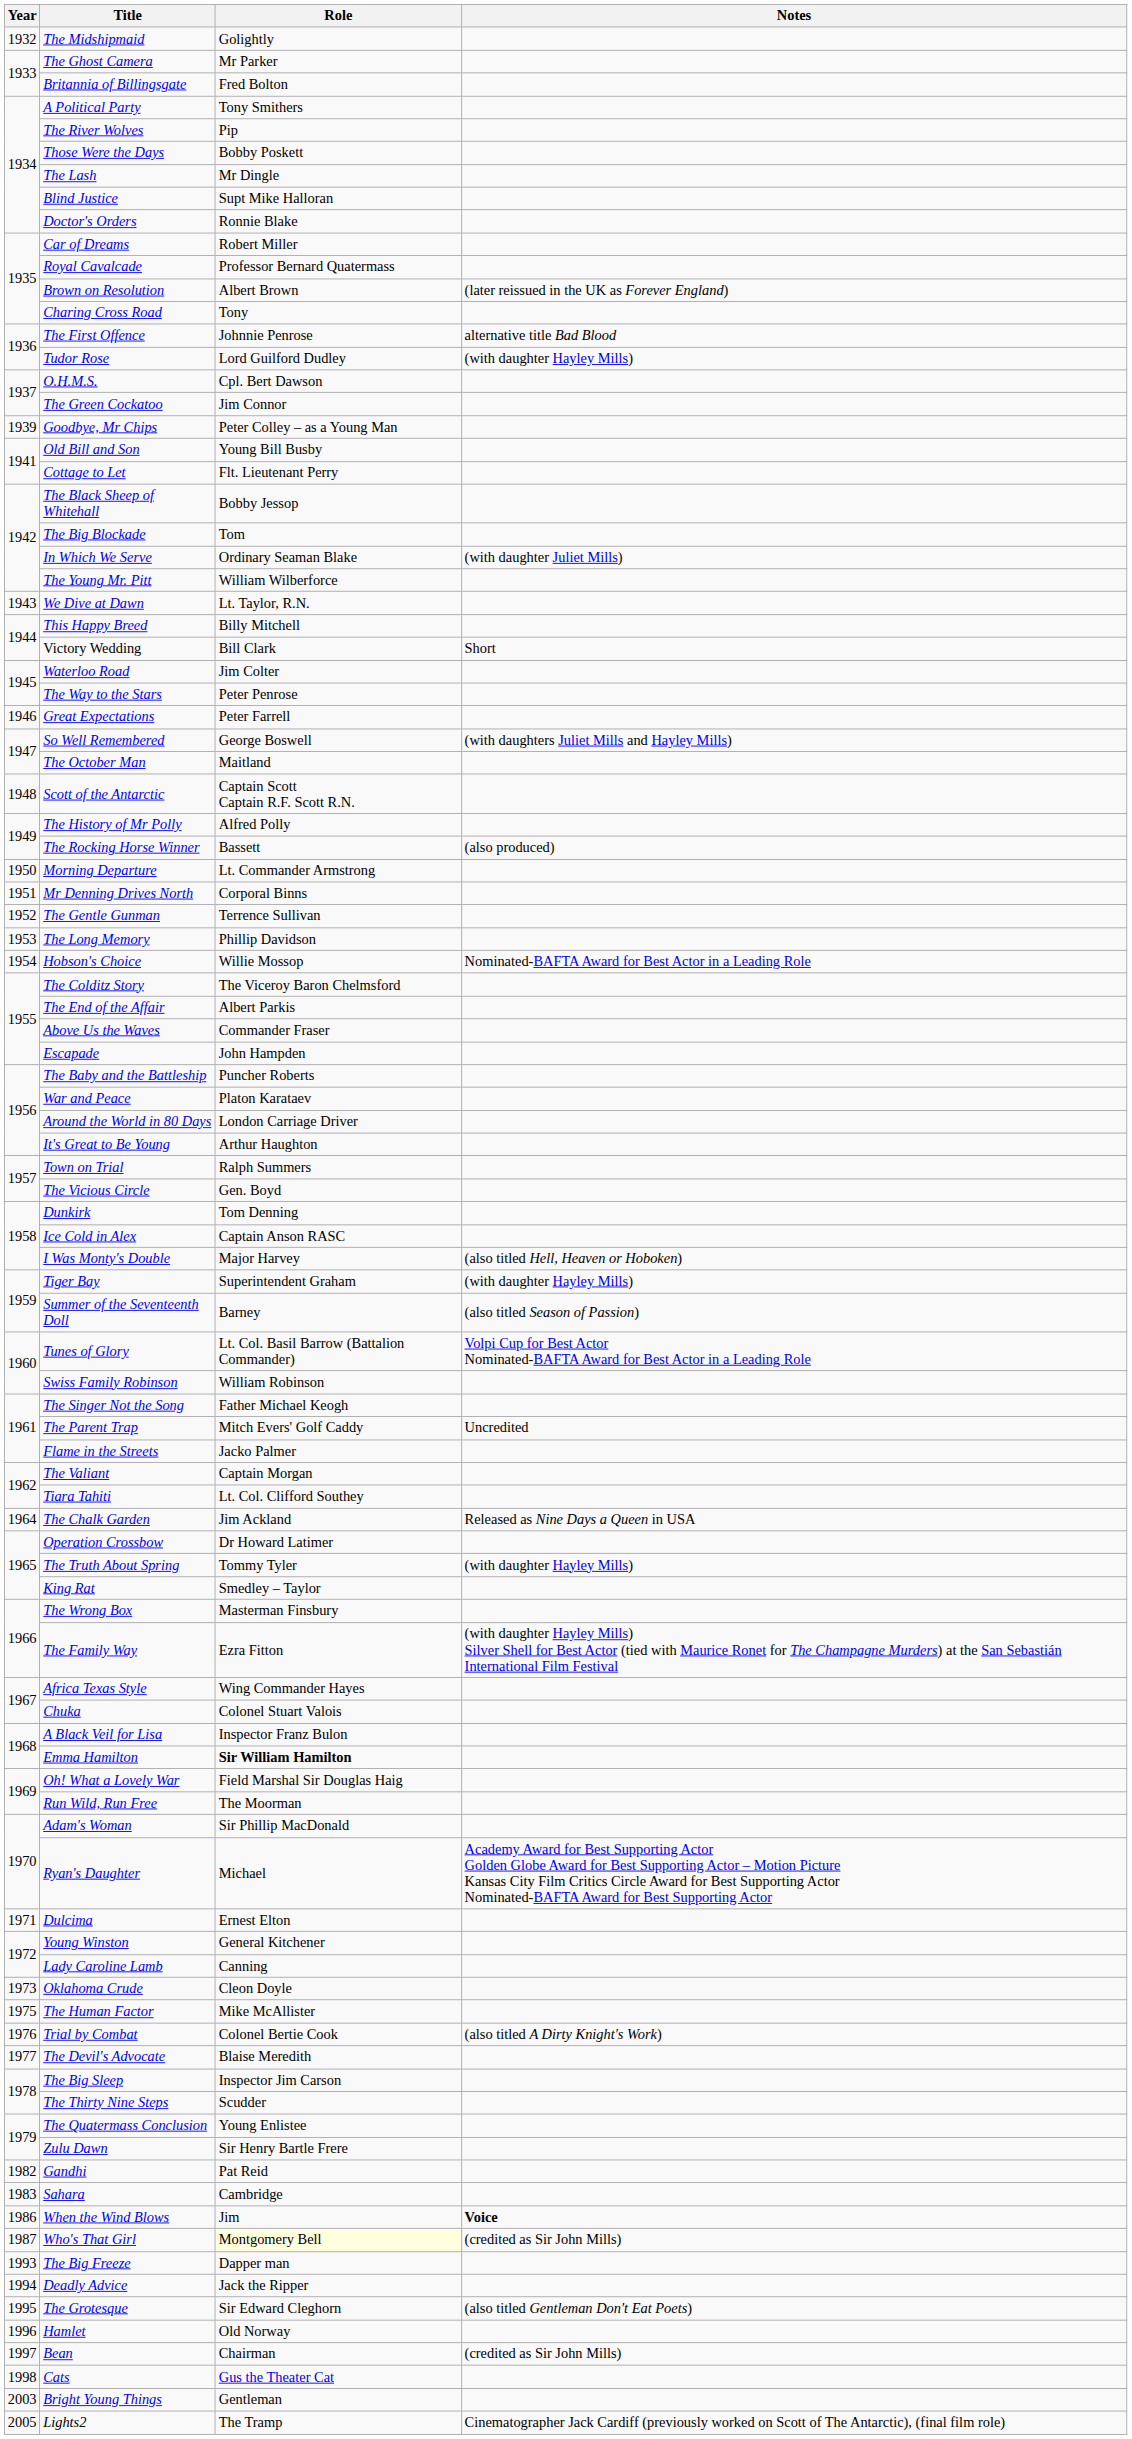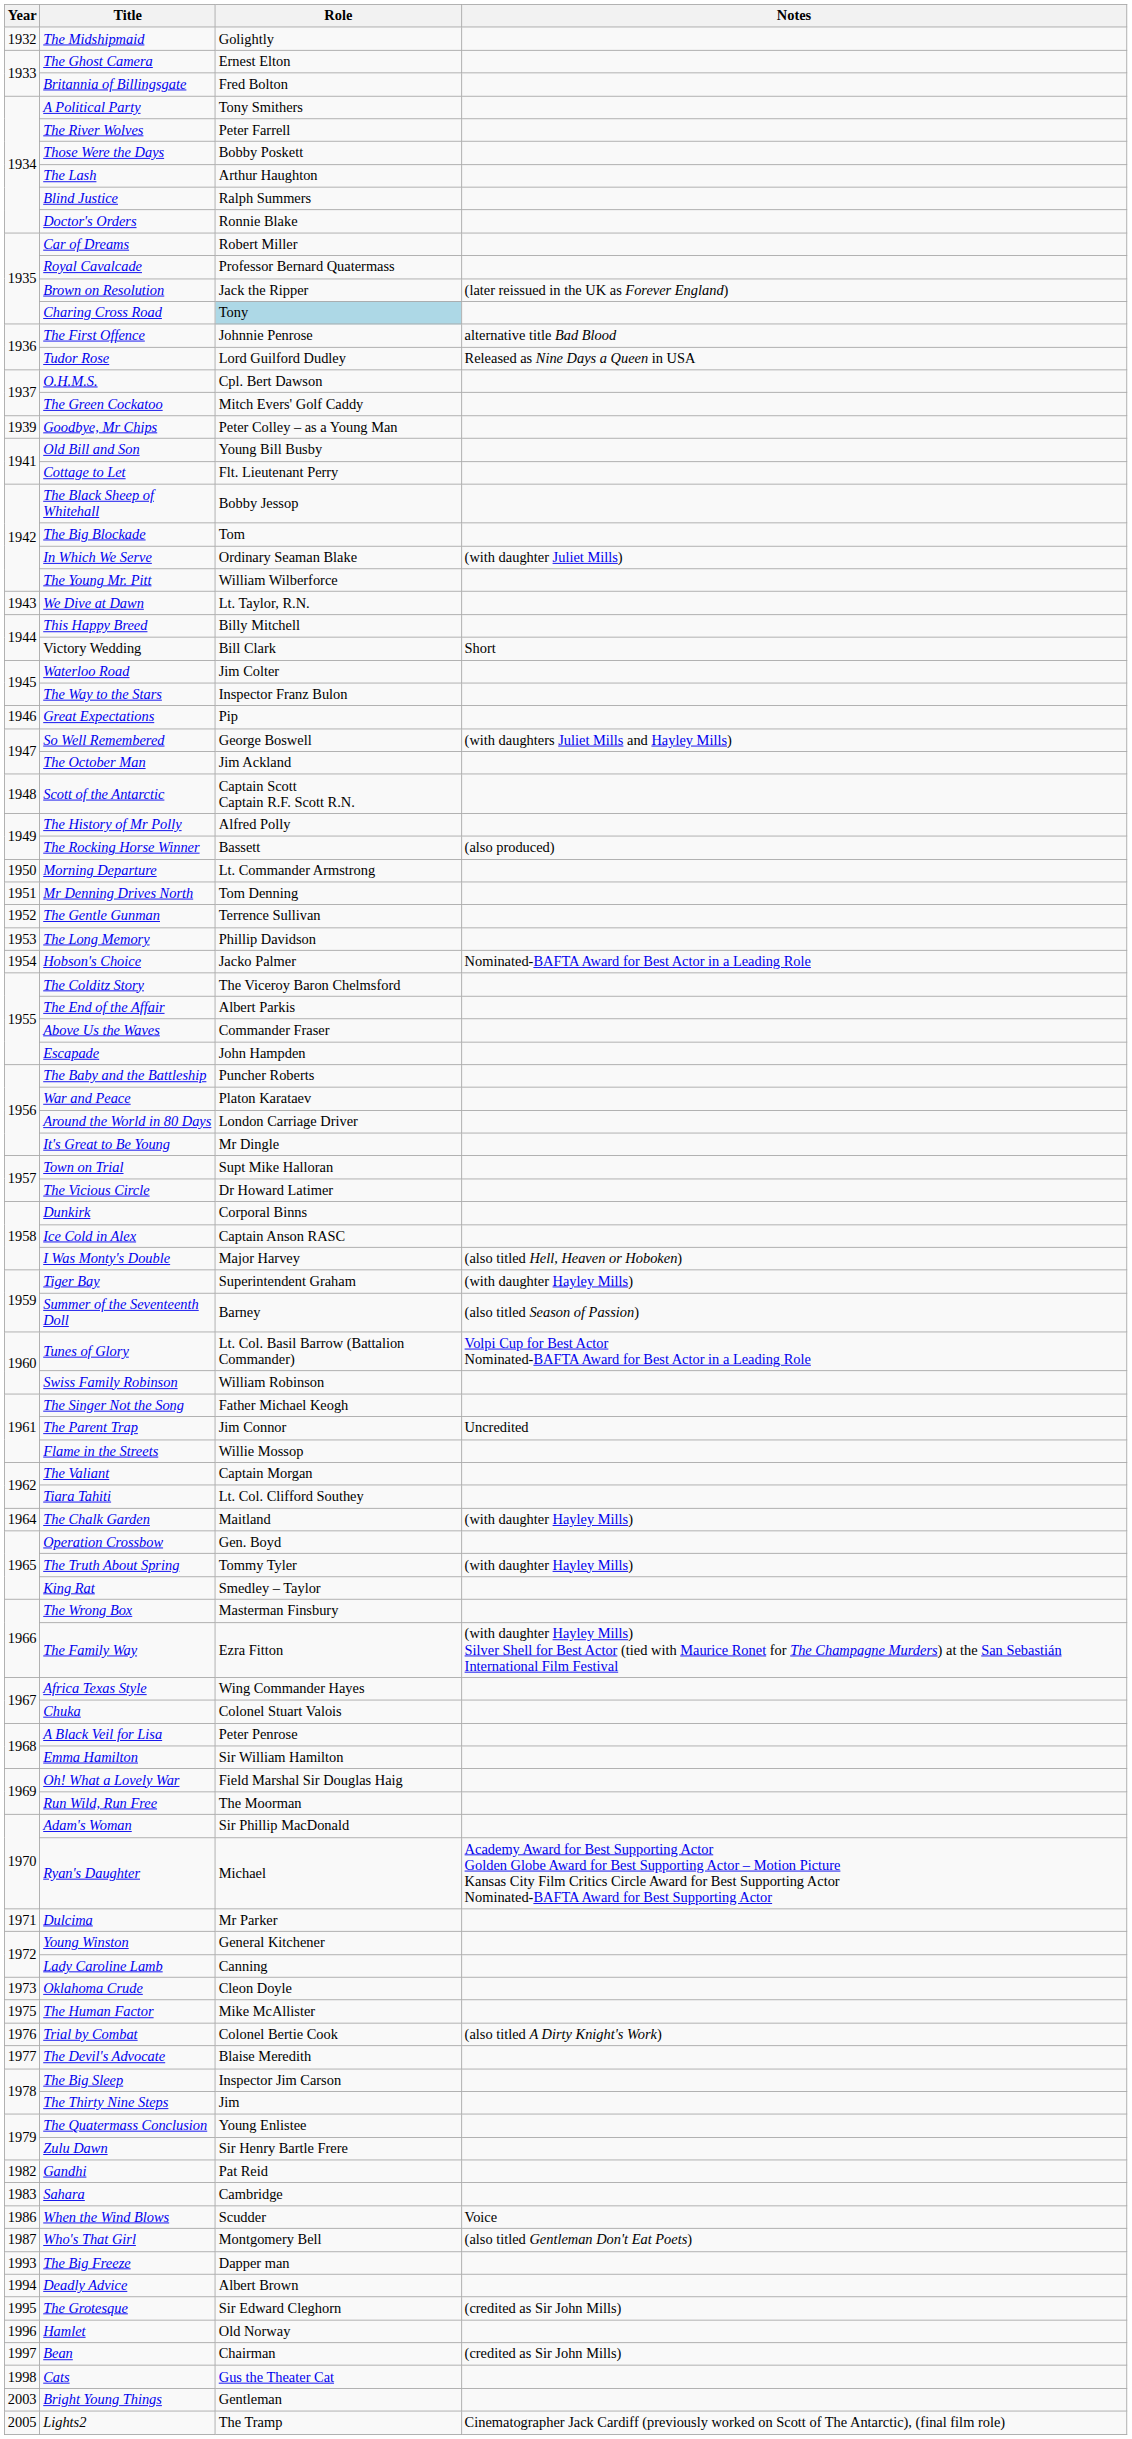(248, 61) Mr Parker -> (255, 61) Ernest Elton
(228, 130) Pip -> (255, 130) Peter Farrell
(249, 175) Mr Dingle -> (268, 175) Arthur Haughton
(276, 198) Supt Mike Halloran -> (265, 198) Ralph Summers
(259, 289) Albert Brown -> (264, 289) Jack the Ripper
(233, 312) no background -> (233, 312) lightblue background
(549, 358) (with daughter Hayley Mills) -> (580, 358) Released as Nine Days a Queen in USA
(253, 404) Jim Connor -> (291, 404) Mitch Evers' Golf Caddy
(258, 694) Peter Penrose -> (283, 694) Inspector Franz Bulon
(255, 717) Peter Farrell -> (228, 717) Pip
(245, 762) Maitland -> (255, 762) Jim Ackland
(263, 893) Corporal Binns -> (258, 893) Tom Denning
(261, 961) Willie Mossop -> (257, 961) Jacko Palmer
(268, 1144) Arthur Haughton -> (249, 1144) Mr Dingle
(265, 1167) Ralph Summers -> (276, 1167) Supt Mike Halloran
(250, 1190) Gen. Boyd -> (276, 1190) Dr Howard Latimer
(258, 1213) Tom Denning -> (263, 1213) Corporal Binns
(291, 1428) Mitch Evers' Golf Caddy -> (253, 1428) Jim Connor
(257, 1450) Jacko Palmer -> (261, 1450) Willie Mossop
(255, 1519) Jim Ackland -> (245, 1519) Maitland
(580, 1519) Released as Nine Days a Queen in USA -> (549, 1519) (with daughter Hayley Mills)
(276, 1542) Dr Howard Latimer -> (250, 1542) Gen. Boyd
(283, 1734) Inspector Franz Bulon -> (258, 1734) Peter Penrose
(285, 1757) bold -> (281, 1757) normal
(255, 1920) Ernest Elton -> (248, 1920) Mr Parker
(242, 2102) Scudder -> (229, 2102) Jim
(229, 2217) Jim -> (242, 2217) Scudder
(481, 2217) bold -> (481, 2217) normal
(270, 2239) lightyellow background -> (270, 2239) no background
(543, 2239) (credited as Sir John Mills) -> (578, 2239) (also titled Gentleman Don't Eat Poets)
(264, 2285) Jack the Ripper -> (259, 2285) Albert Brown
(578, 2308) (also titled Gentleman Don't Eat Poets) -> (543, 2308) (credited as Sir John Mills)
